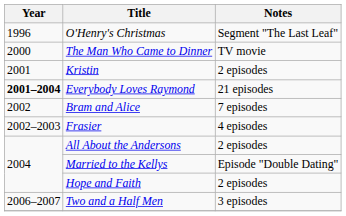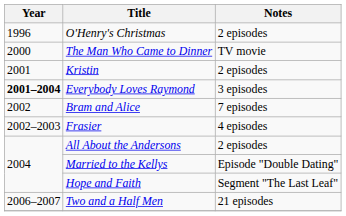(278, 32) Segment "The Last Leaf" -> (242, 32) 2 episodes
(245, 88) 21 episodes -> (242, 88) 3 episodes
(242, 182) 2 episodes -> (278, 182) Segment "The Last Leaf"
(242, 201) 3 episodes -> (245, 201) 21 episodes
